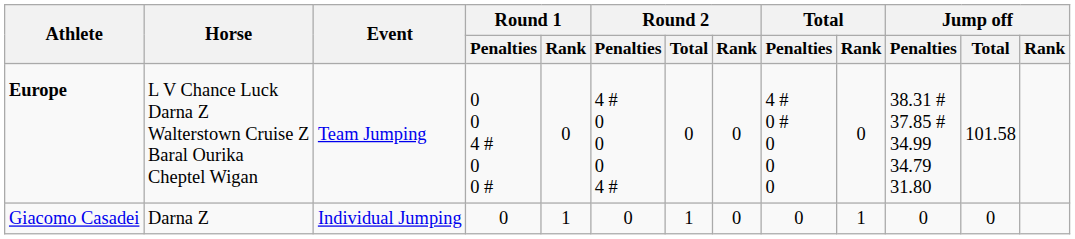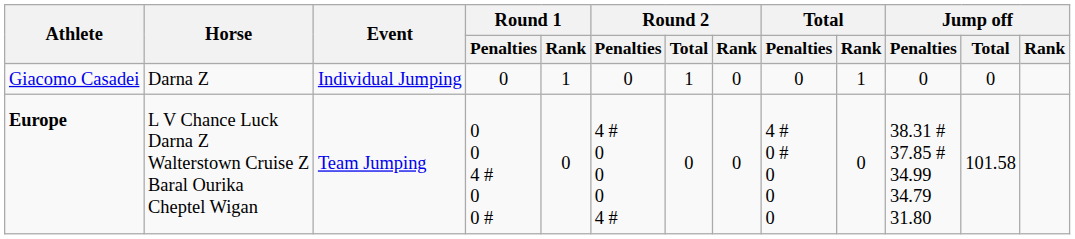rows swapped: (74, 218) <-> (38, 90)
